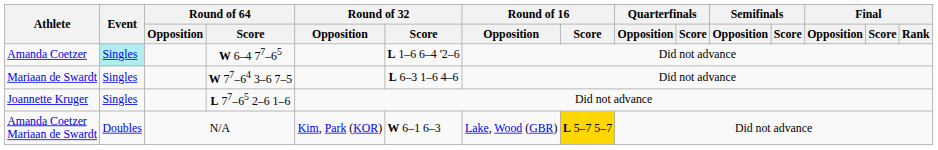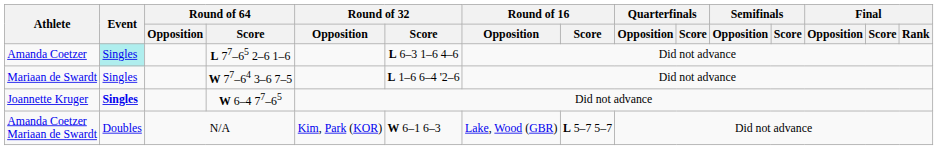(250, 55) W 6–4 77–65 -> (250, 55) L 77–65 2–6 1–6
(424, 55) L 1–6 6–4 '2–6 -> (424, 55) L 6–3 1–6 4–6
(424, 77) L 6–3 1–6 4–6 -> (424, 77) L 1–6 6–4 '2–6
(120, 100) normal -> (120, 100) bold
(250, 100) L 77–65 2–6 1–6 -> (250, 100) W 6–4 77–65
(587, 128) gold background -> (587, 128) no background
